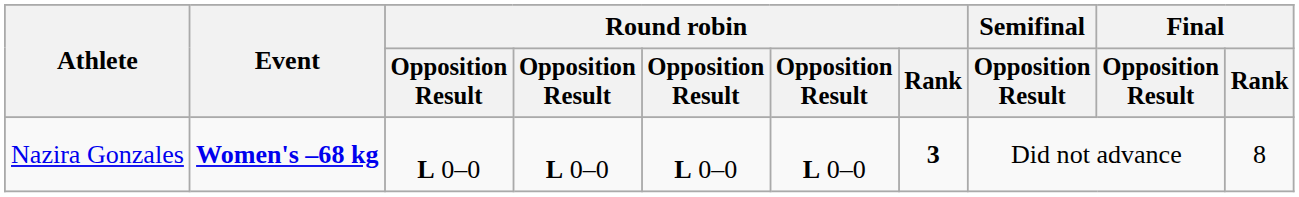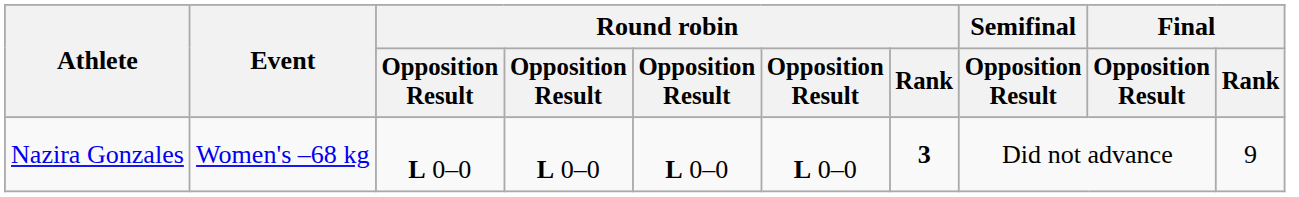(287, 154) bold -> (283, 154) normal
(1260, 154) 8 -> (1251, 154) 9
